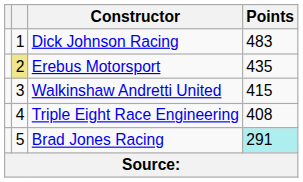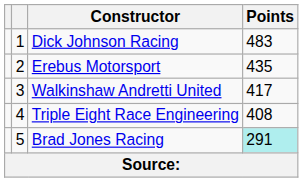(20, 66) khaki background -> (20, 66) no background
(259, 90) 415 -> (259, 90) 417
